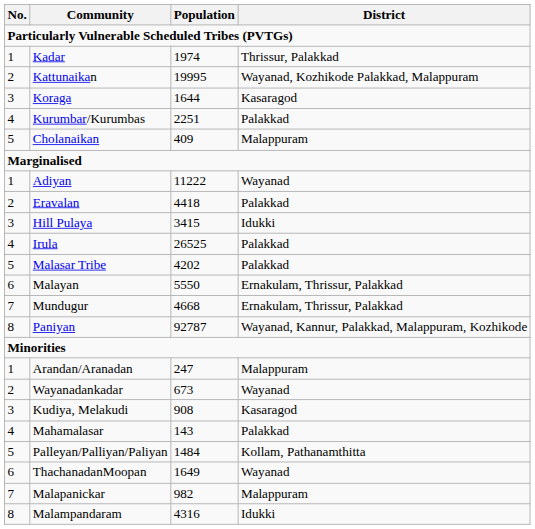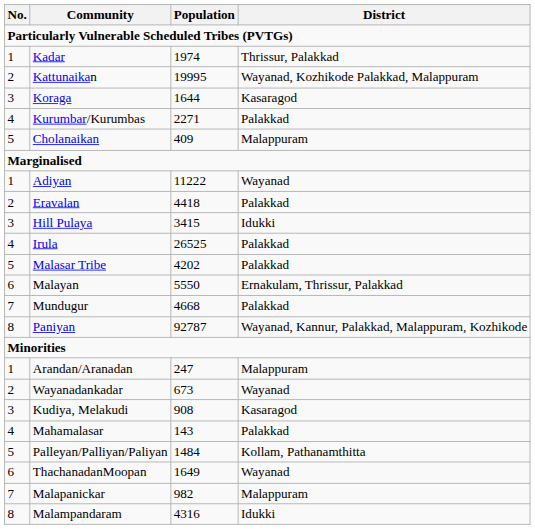(187, 118) 2251 -> (187, 118) 2271
(322, 306) Ernakulam, Thrissur, Palakkad -> (265, 306) Palakkad
